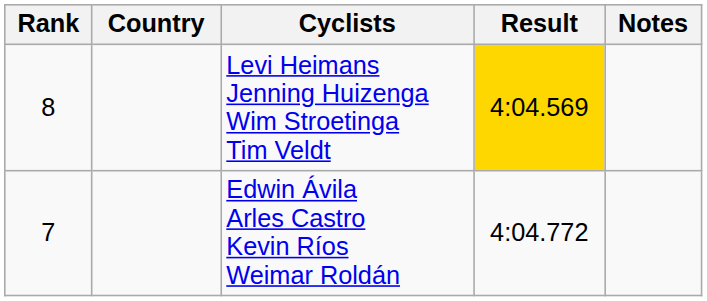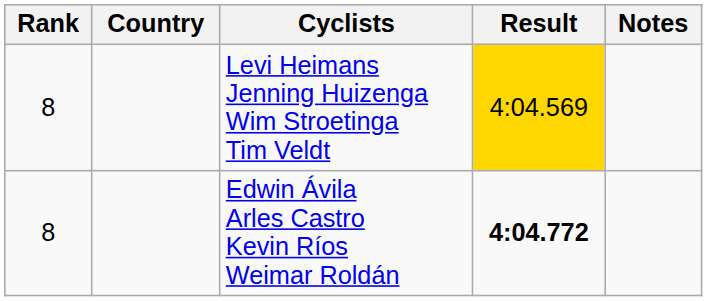(48, 232) 7 -> (48, 232) 8
(539, 232) normal -> (539, 232) bold
